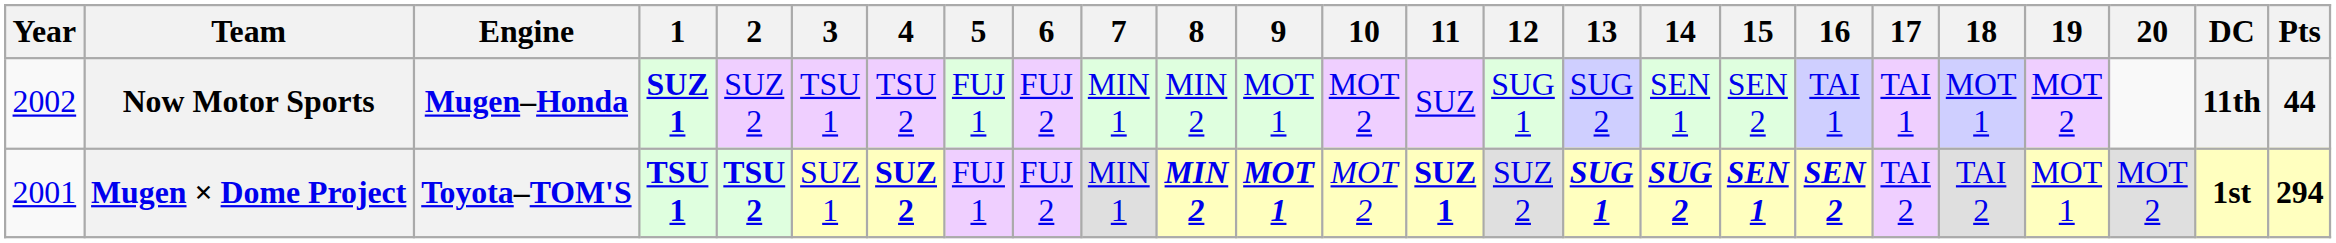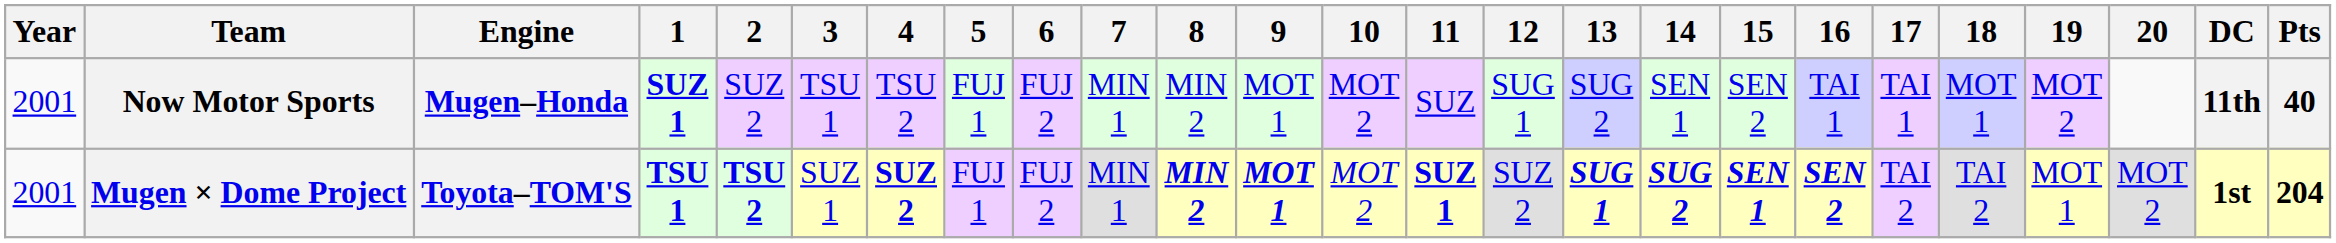(44, 102) 2002 -> (44, 102) 2001
(2300, 102) 44 -> (2300, 102) 40
(2300, 192) 294 -> (2300, 192) 204
